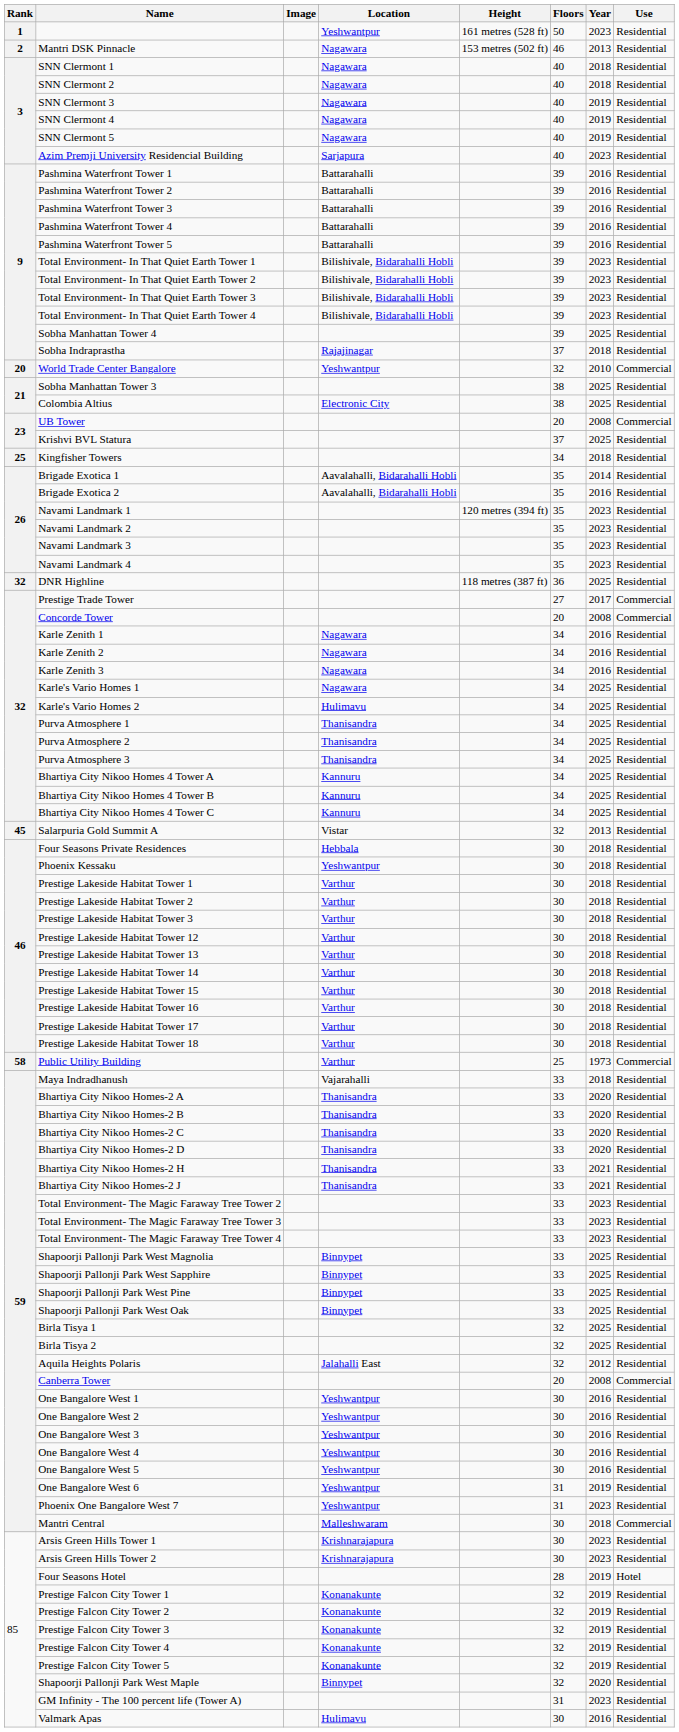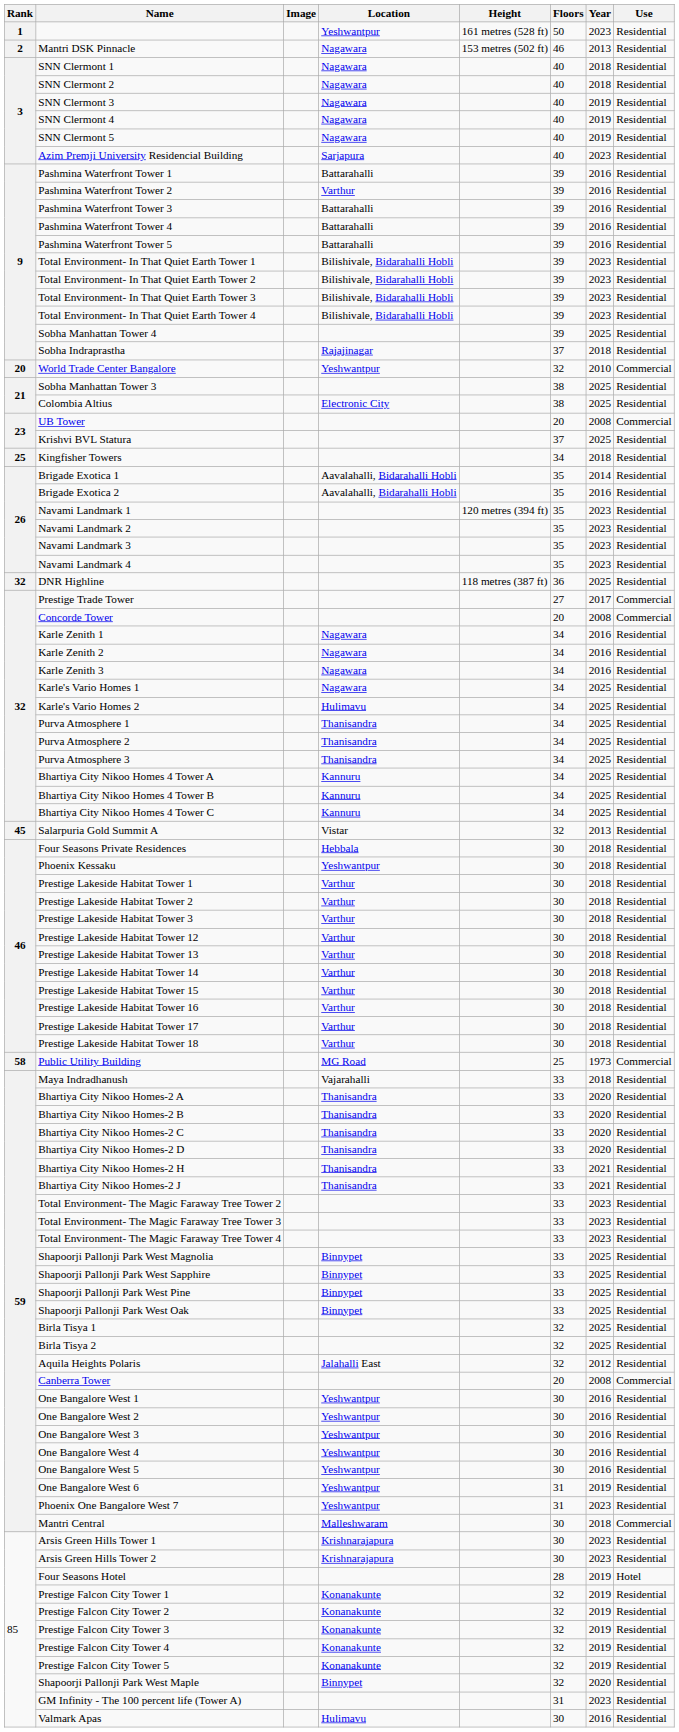(347, 191) Battarahalli -> (338, 191) Varthur
(338, 1061) Varthur -> (343, 1061) MG Road
